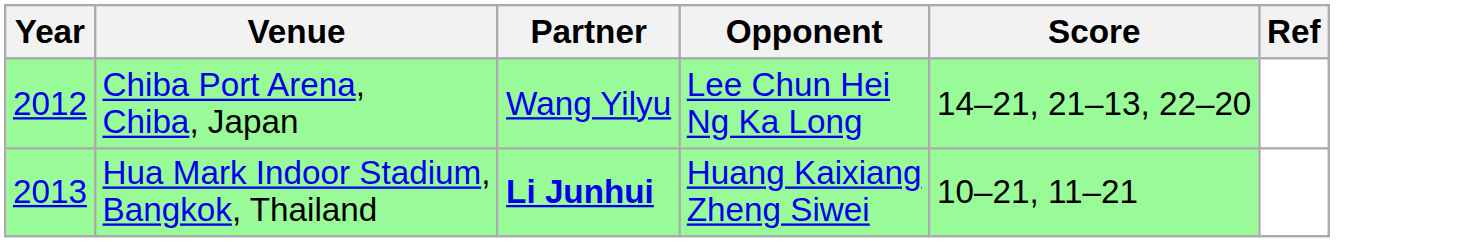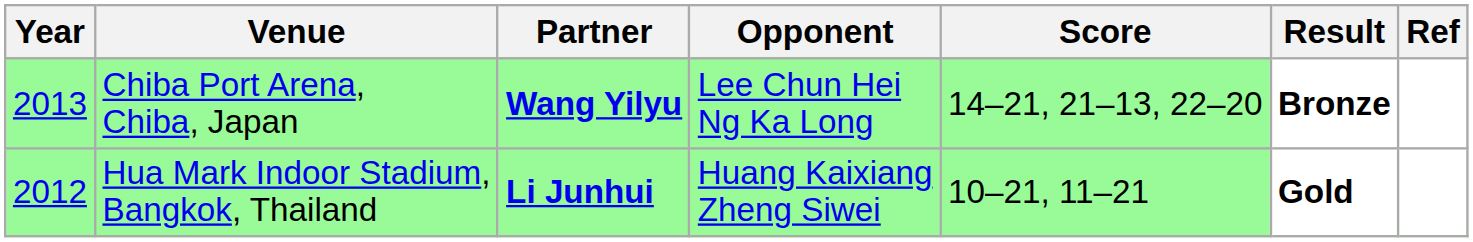+ column: (1334, 32)
(50, 103) 2012 -> (50, 103) 2013
(589, 103) normal -> (594, 103) bold
(50, 192) 2013 -> (50, 192) 2012
